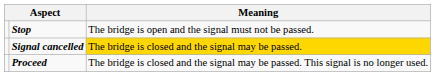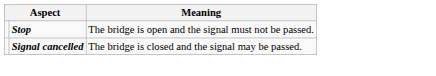(195, 46) gold background -> (195, 46) no background
- row: (29, 63)
